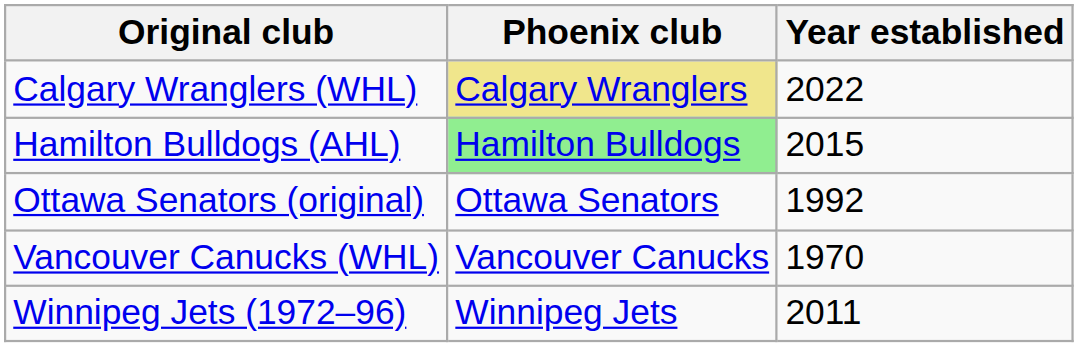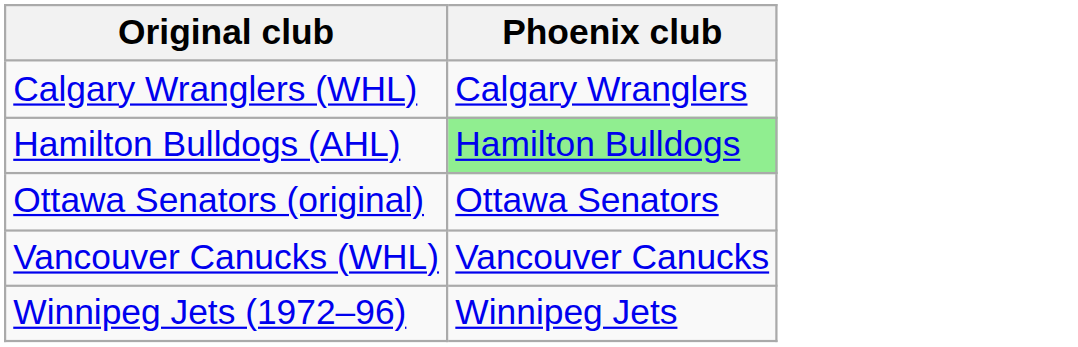- column: (925, 32)
(601, 88) khaki background -> (601, 88) no background
